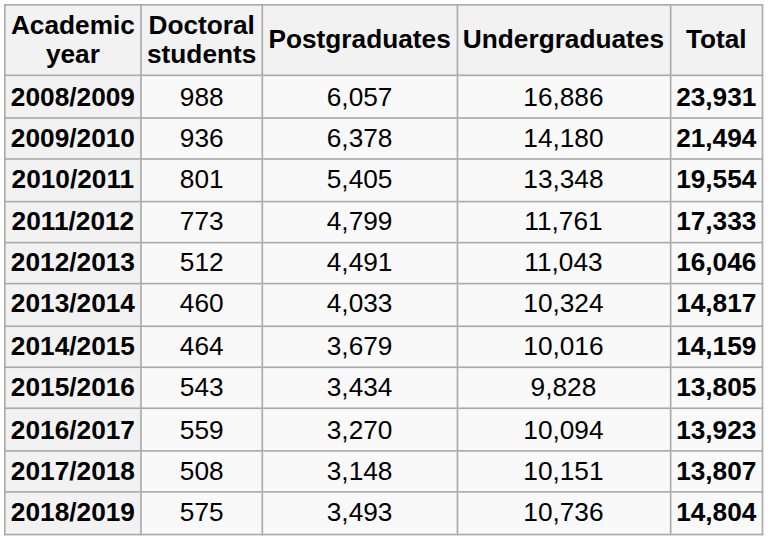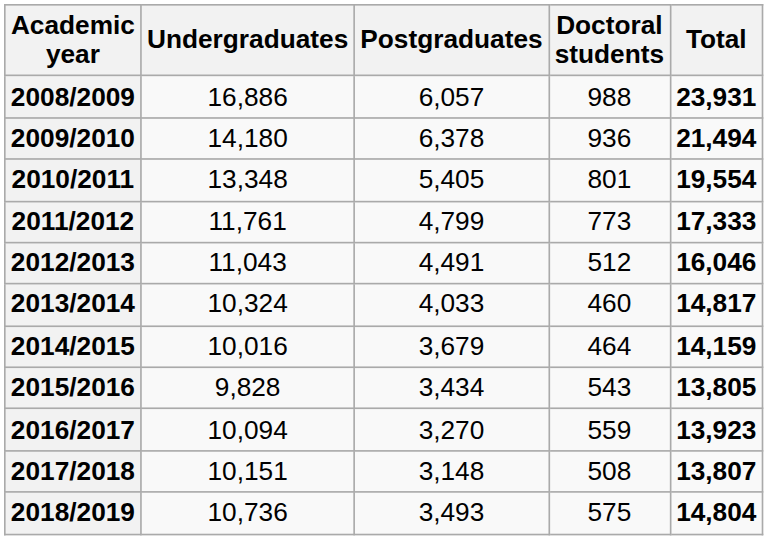columns swapped: (563, 40) <-> (202, 40)
